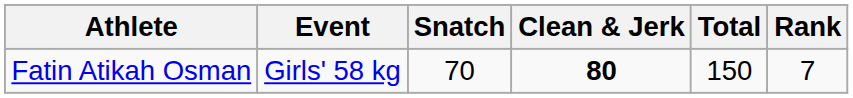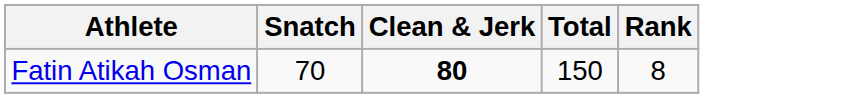- column: (332, 27)
(808, 71) 7 -> (658, 71) 8
